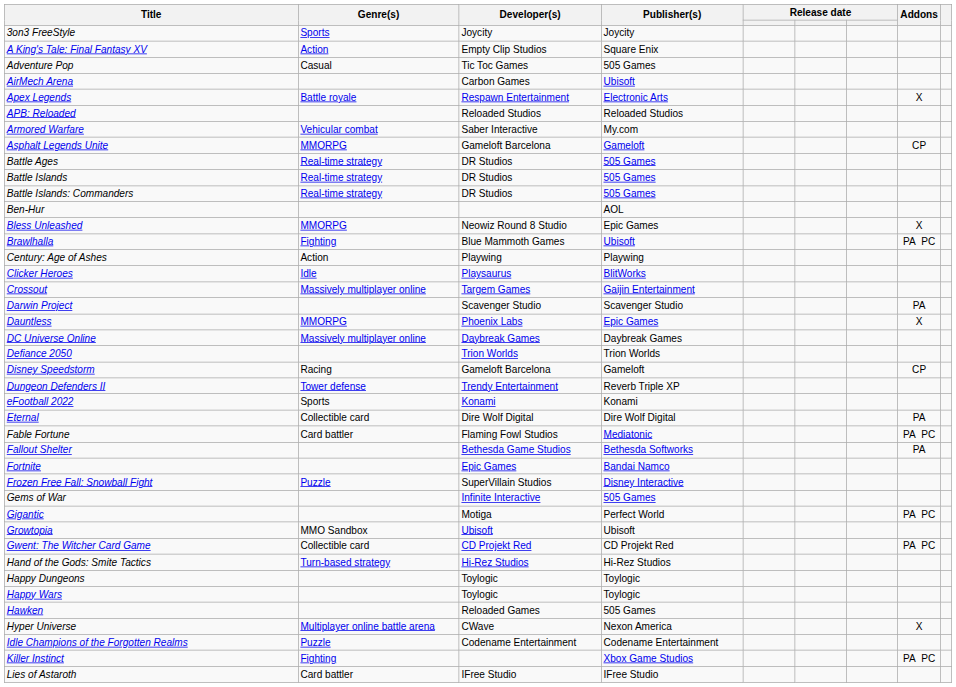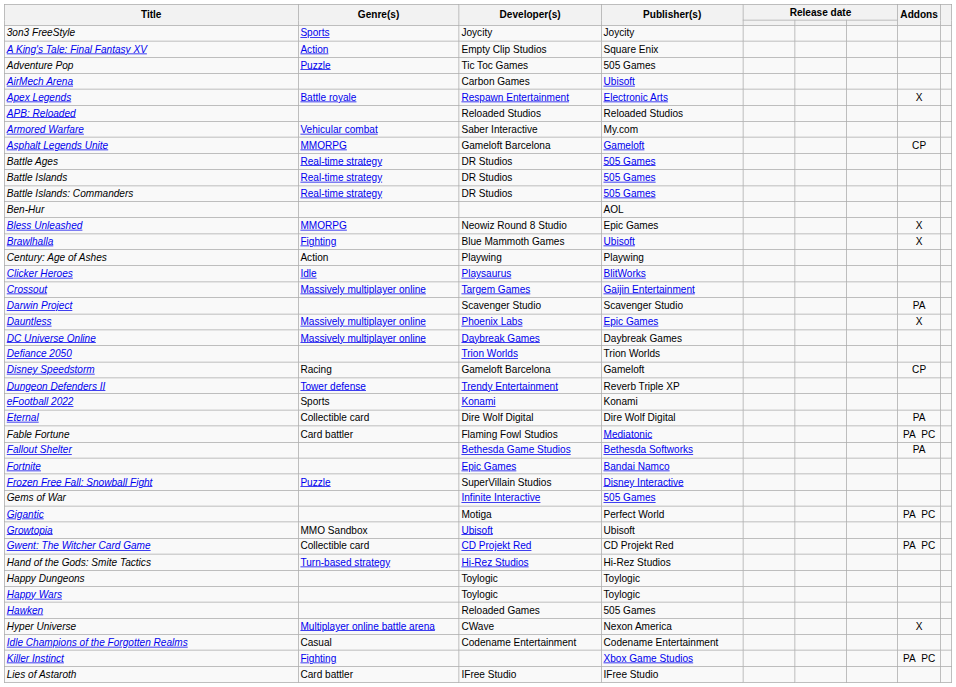(316, 66) Casual -> (316, 66) Puzzle
(919, 242) PA PC -> (919, 242) X
(324, 322) MMORPG -> (363, 322) Massively multiplayer online
(316, 643) Puzzle -> (316, 643) Casual
